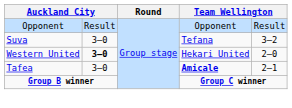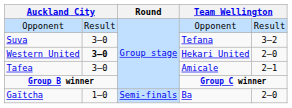(200, 68) bold -> (200, 68) normal
+ row: (25, 96)
